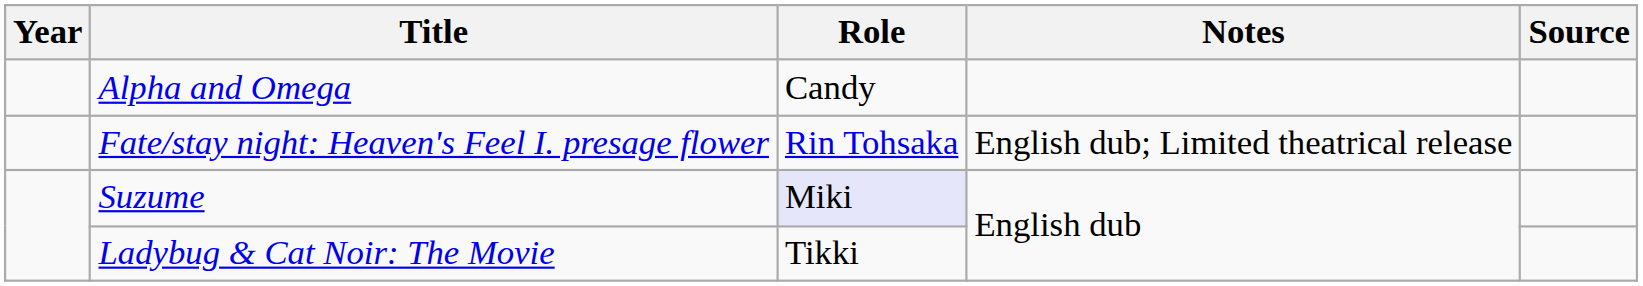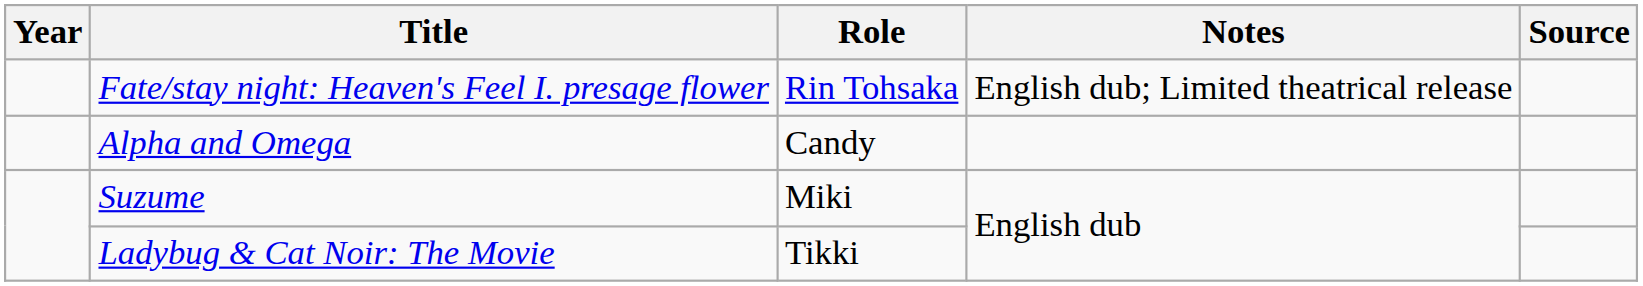rows swapped: (225, 87) <-> (434, 142)
(819, 197) lavender background -> (819, 197) no background
